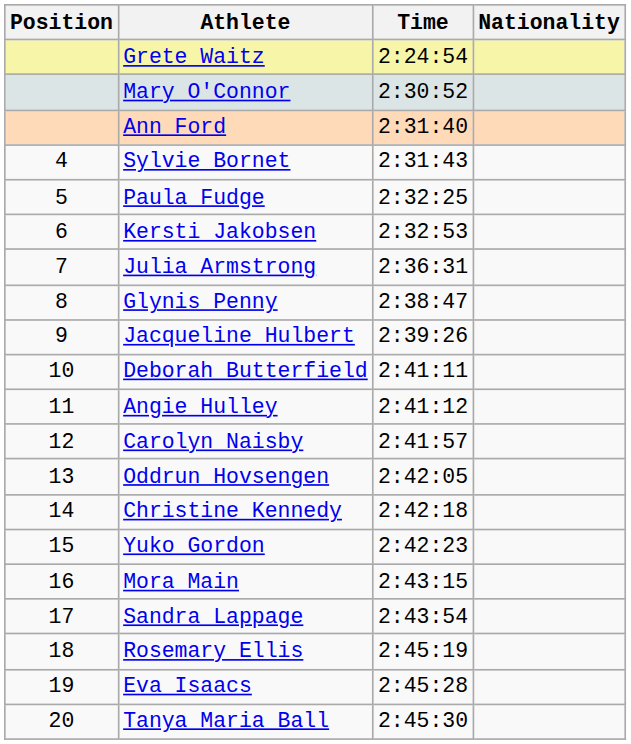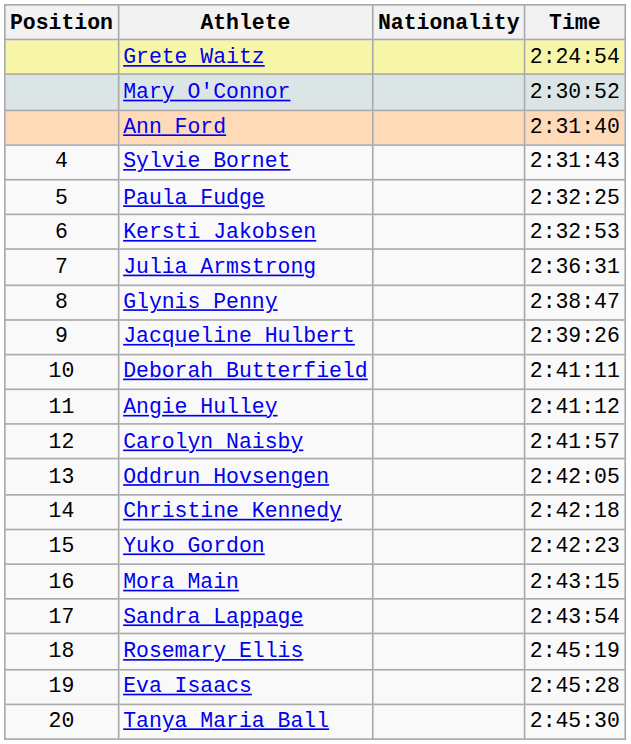columns swapped: (549, 22) <-> (423, 22)
